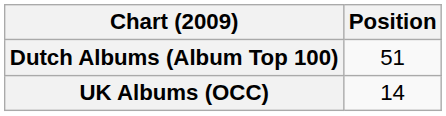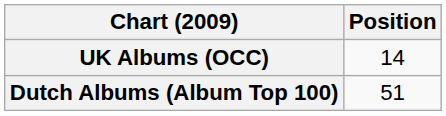rows swapped: (174, 57) <-> (174, 92)
